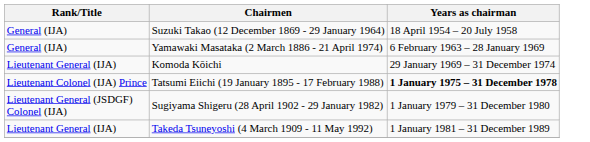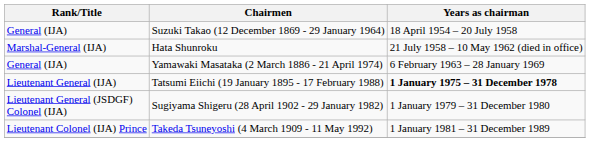+ row: (185, 47)
- row: (187, 64)
(77, 82) Lieutenant Colonel (IJA) Prince -> (62, 82) Lieutenant General (IJA)
(62, 128) Lieutenant General (IJA) -> (77, 128) Lieutenant Colonel (IJA) Prince
